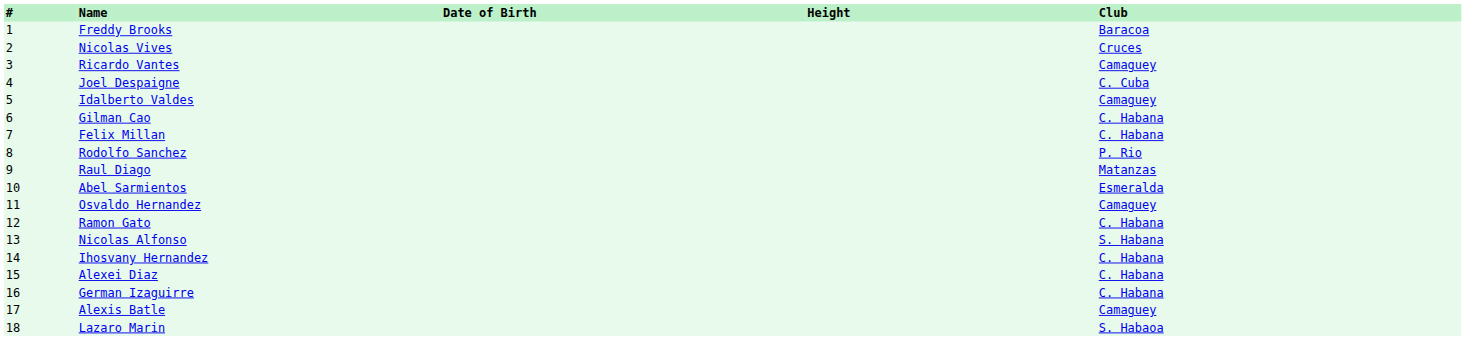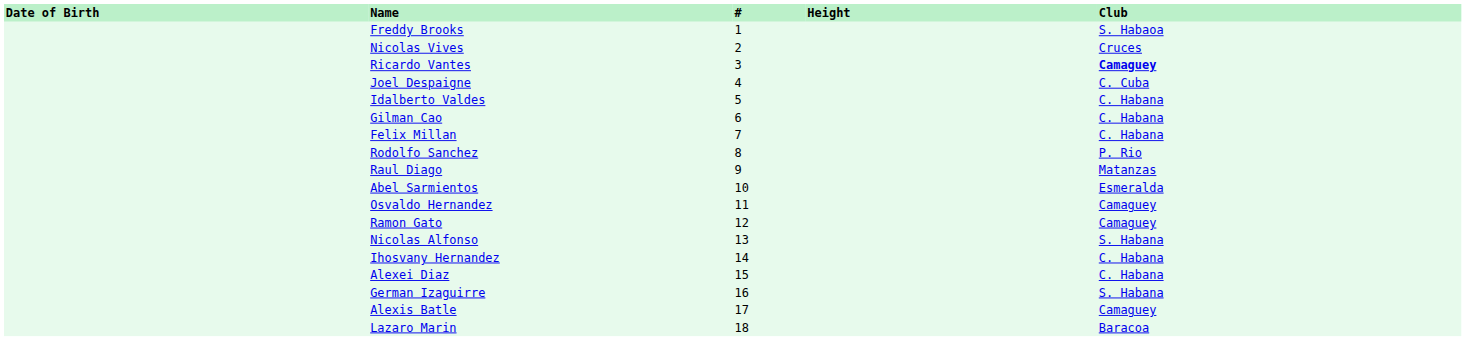columns swapped: (9, 13) <-> (490, 13)
(1124, 30) Baracoa -> (1131, 30) S. Habaoa
(1128, 65) normal -> (1128, 65) bold
(1128, 100) Camaguey -> (1131, 100) C. Habana
(1131, 223) C. Habana -> (1128, 223) Camaguey
(1131, 292) C. Habana -> (1131, 292) S. Habana
(1131, 327) S. Habaoa -> (1124, 327) Baracoa
